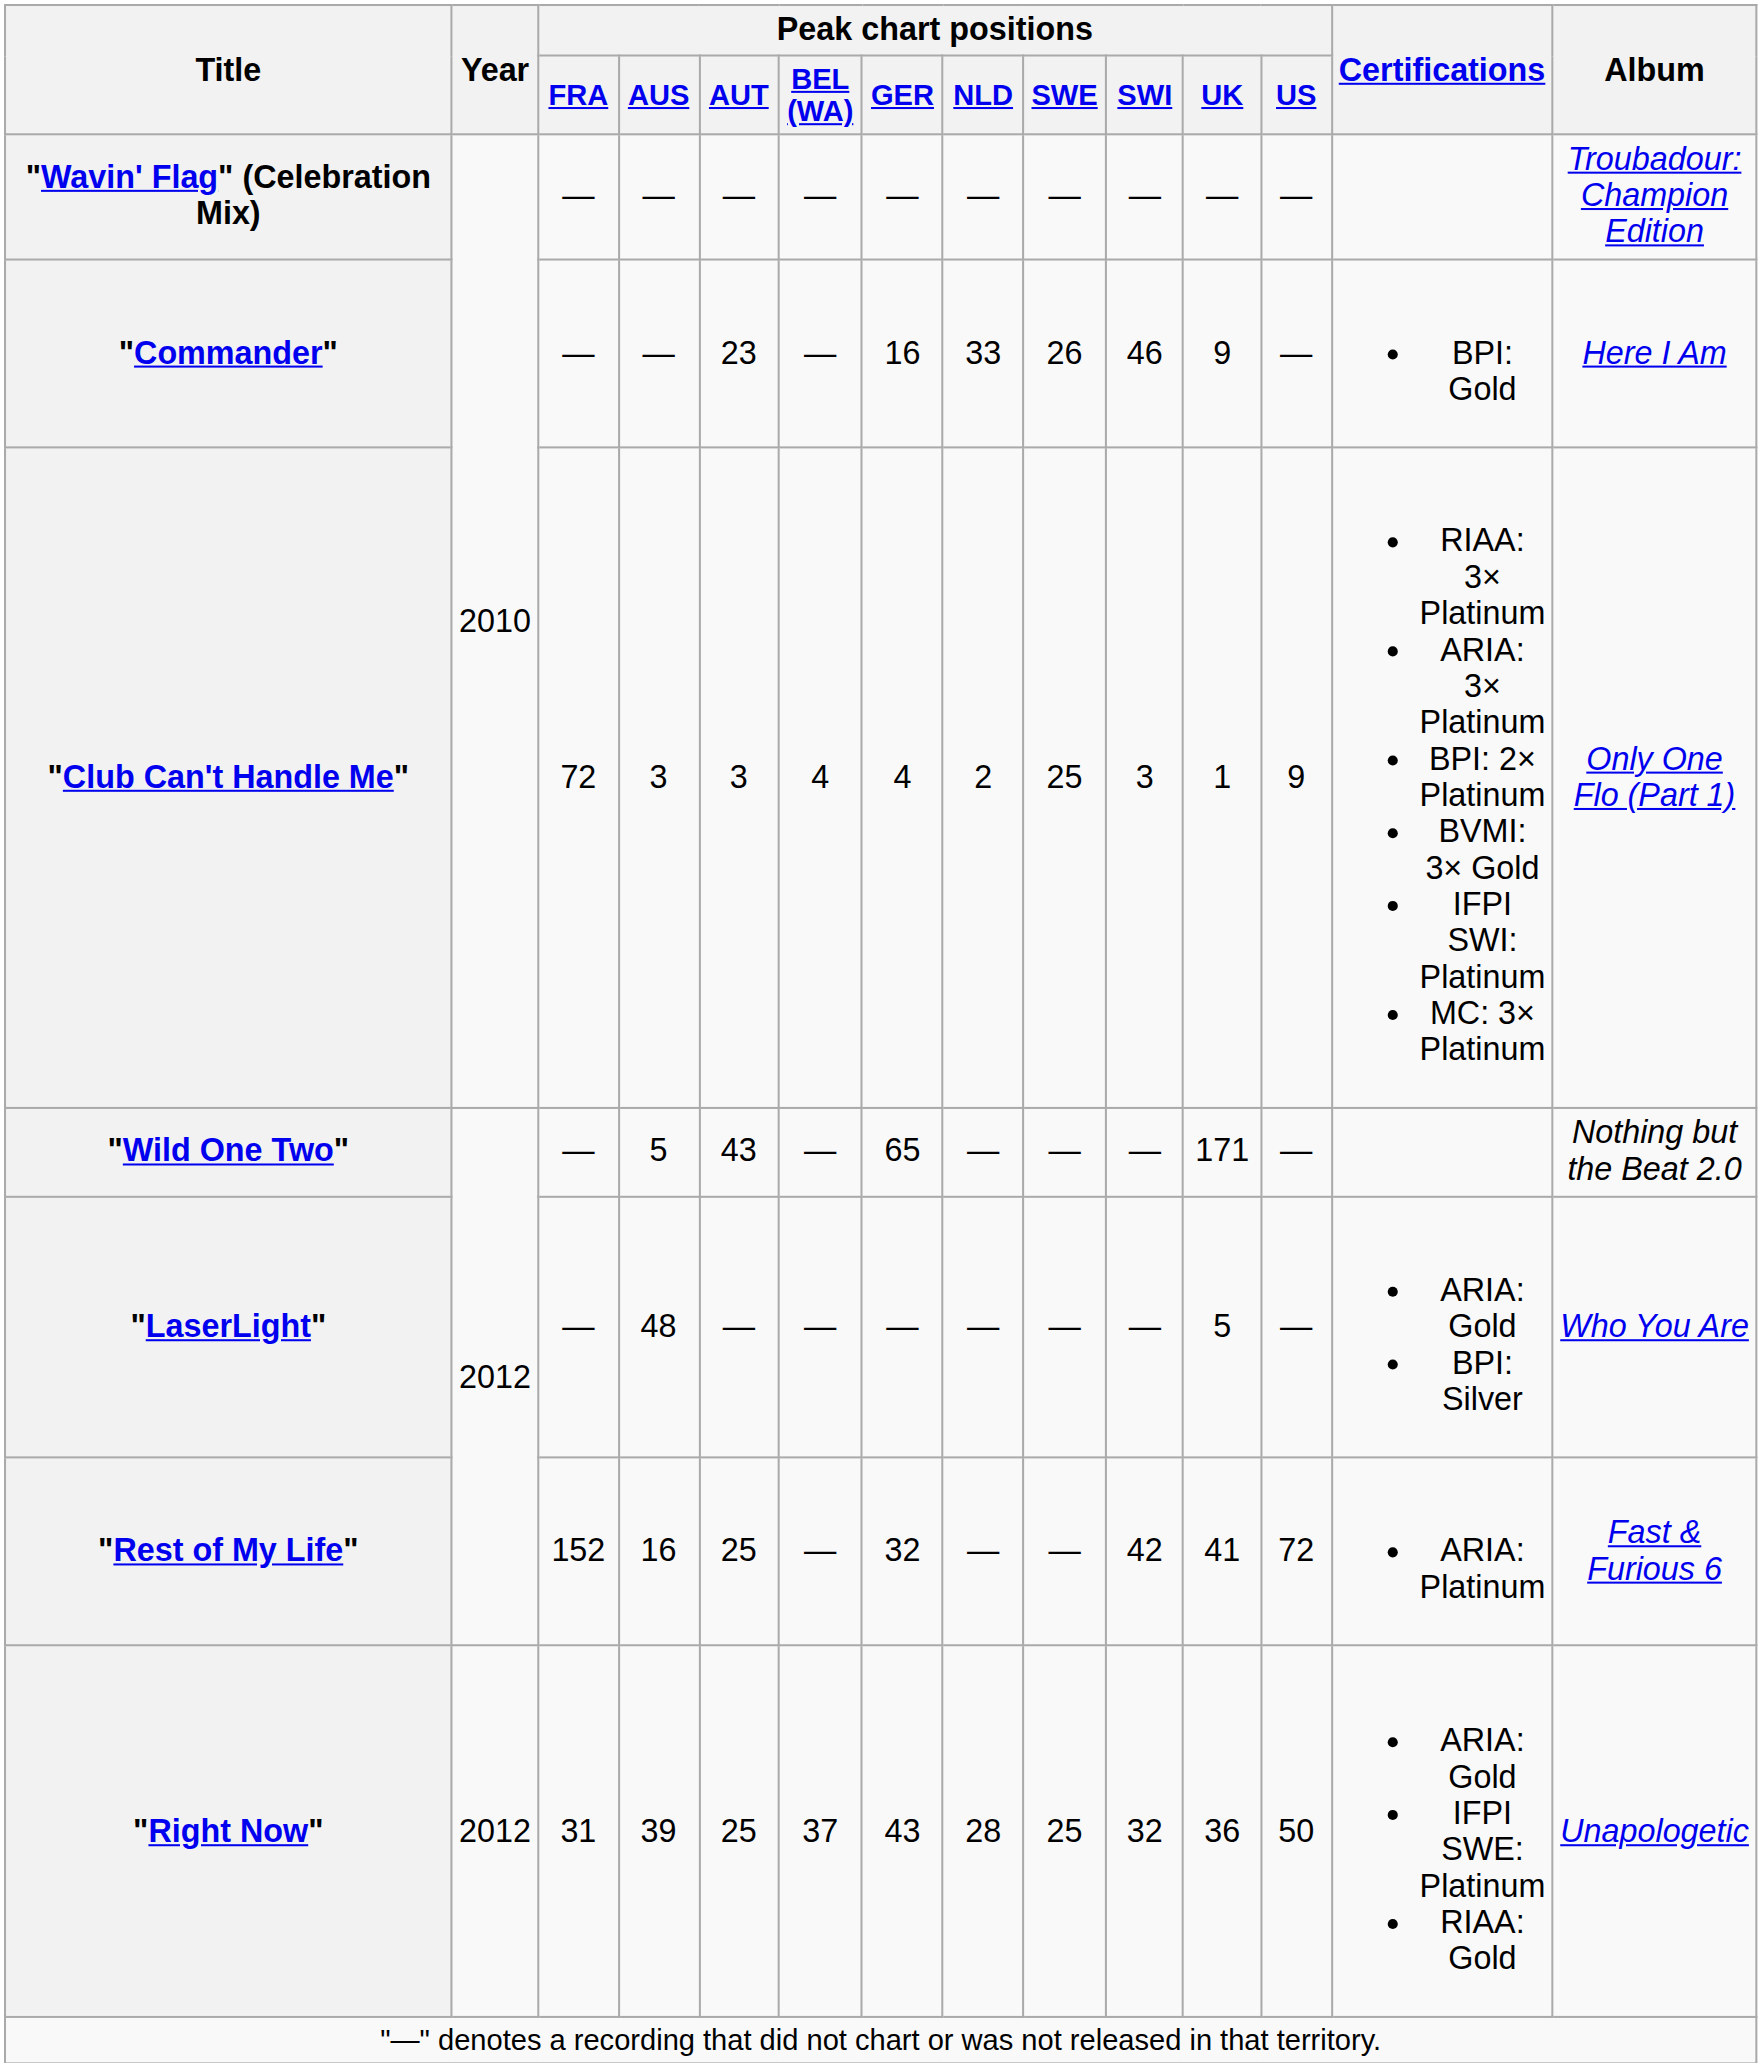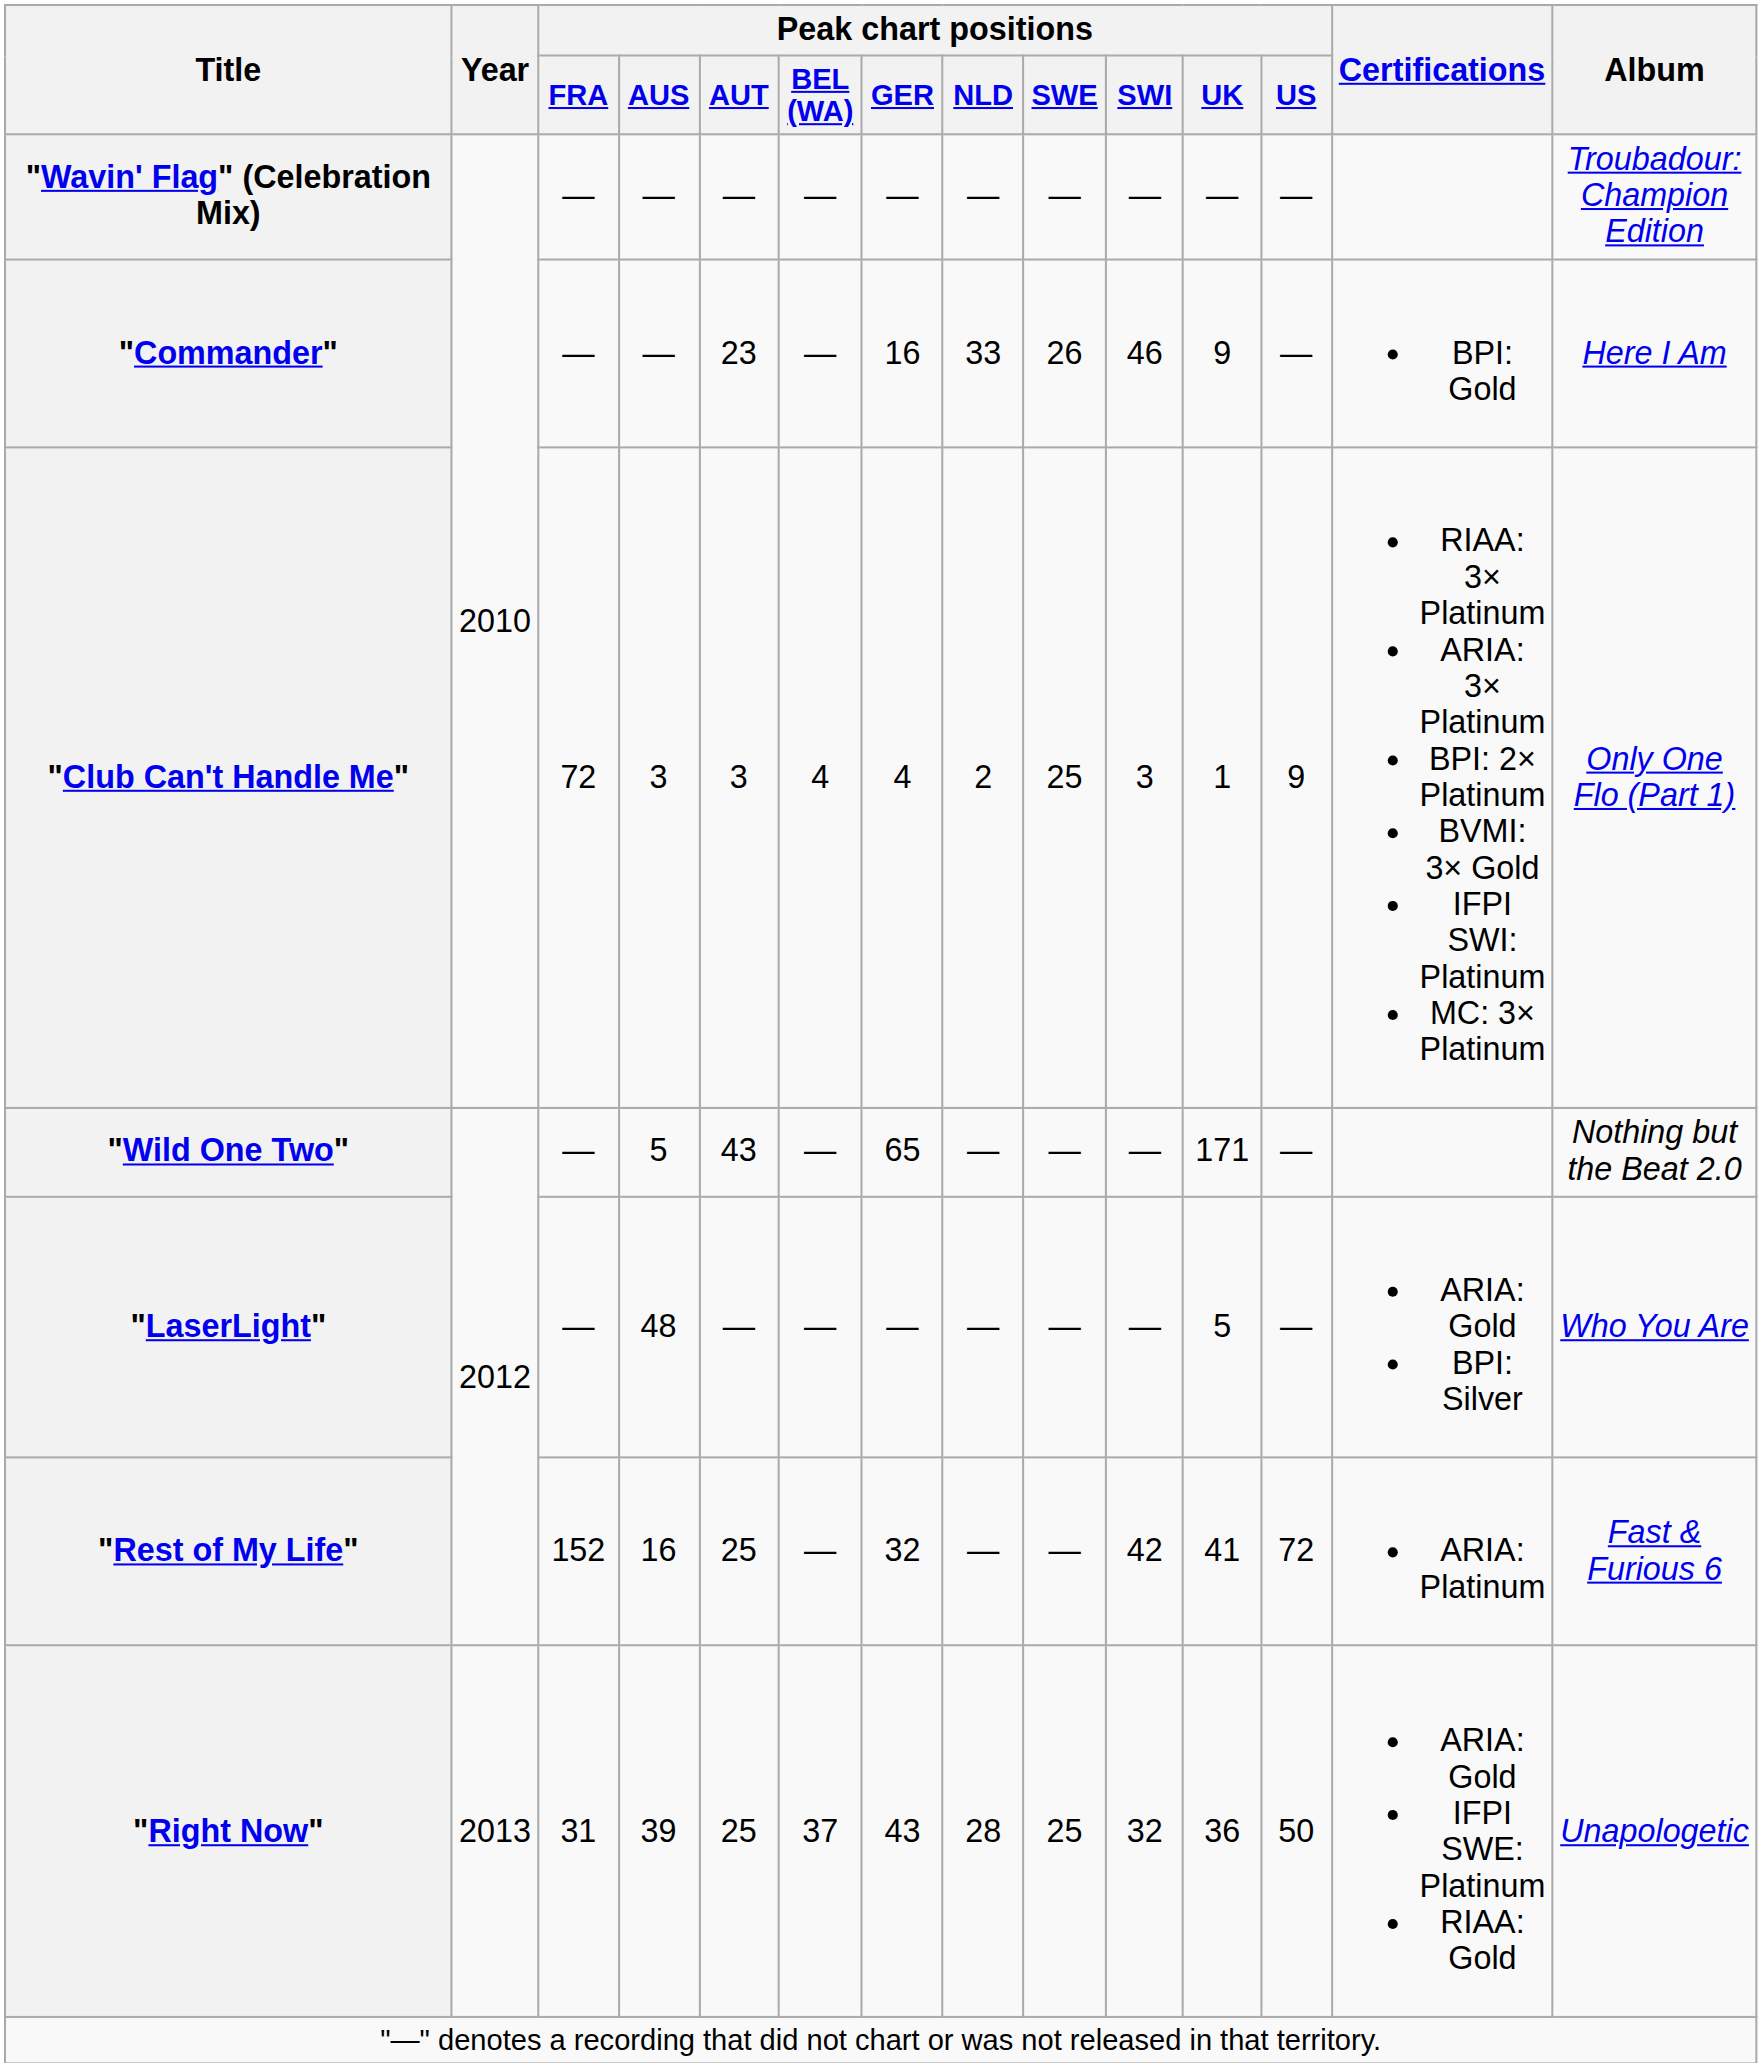(495, 1830) 2012 -> (495, 1830) 2013
